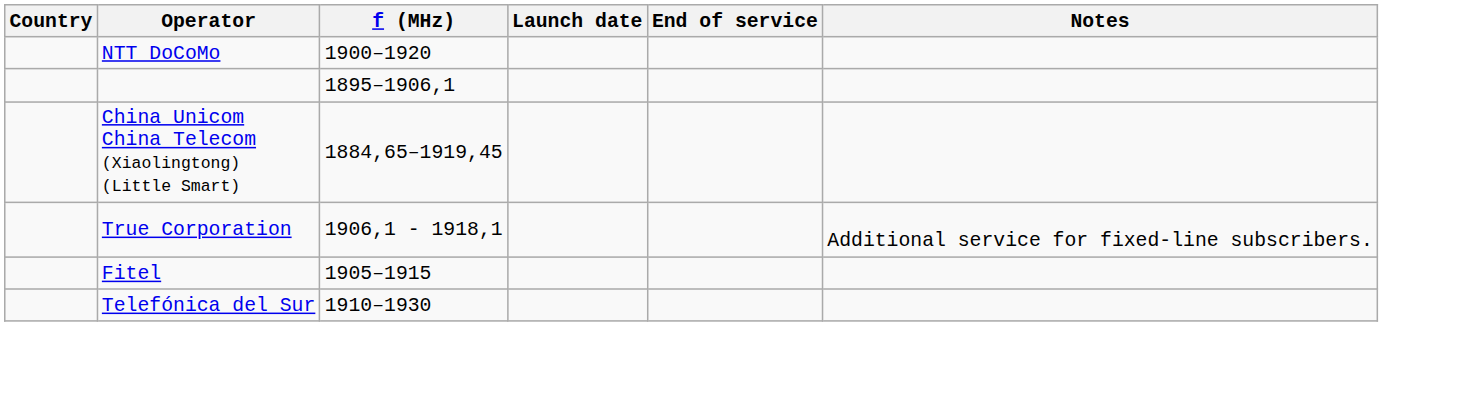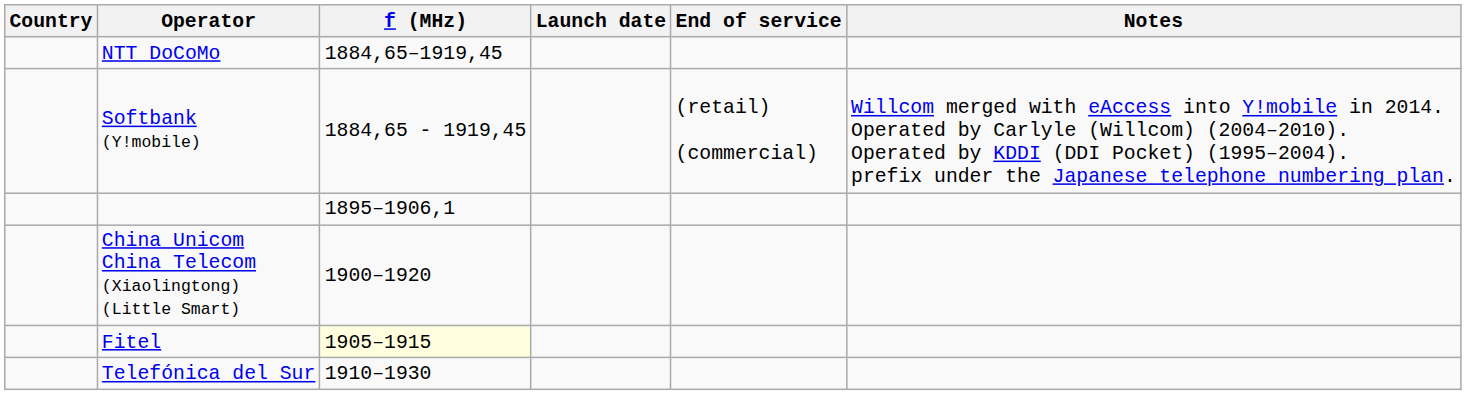(378, 53) 1900–1920 -> (414, 53) 1884,65–1919,45
+ row: (151, 130)
(414, 152) 1884,65–1919,45 -> (378, 275) 1900–1920
- row: (197, 229)
(378, 273) no background -> (378, 341) lightyellow background
